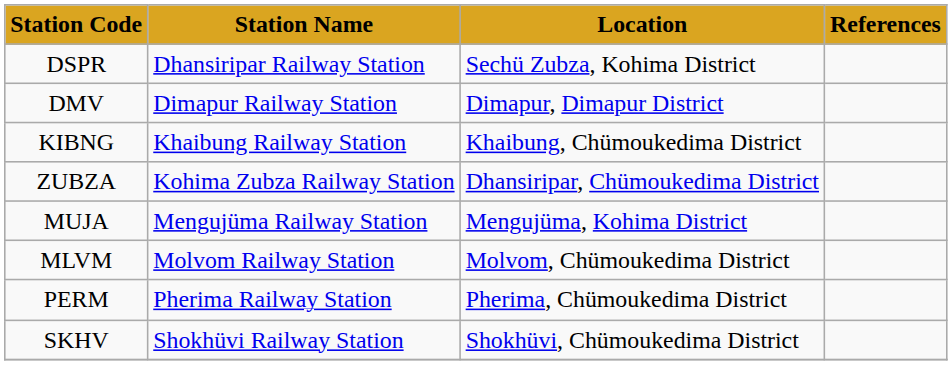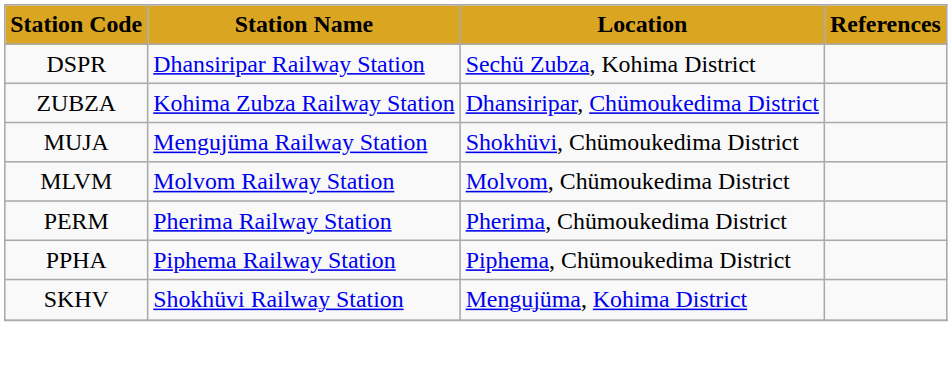- row: (76, 103)
- row: (76, 142)
(606, 221) Mengujüma, Kohima District -> (632, 142) Shokhüvi, Chümoukedima District
+ row: (76, 260)
(632, 339) Shokhüvi, Chümoukedima District -> (606, 299) Mengujüma, Kohima District
